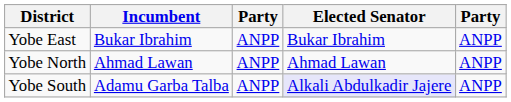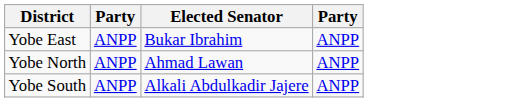- column: (161, 16)
(369, 85) lavender background -> (227, 85) no background
